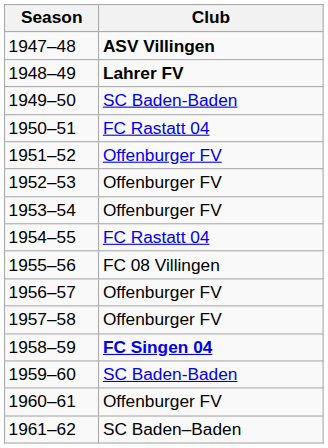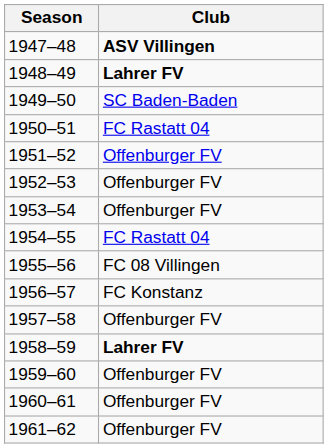(162, 292) Offenburger FV -> (153, 292) FC Konstanz
(158, 347) FC Singen 04 -> (143, 347) Lahrer FV
(170, 374) SC Baden-Baden -> (162, 374) Offenburger FV
(172, 429) SC Baden–Baden -> (162, 429) Offenburger FV
